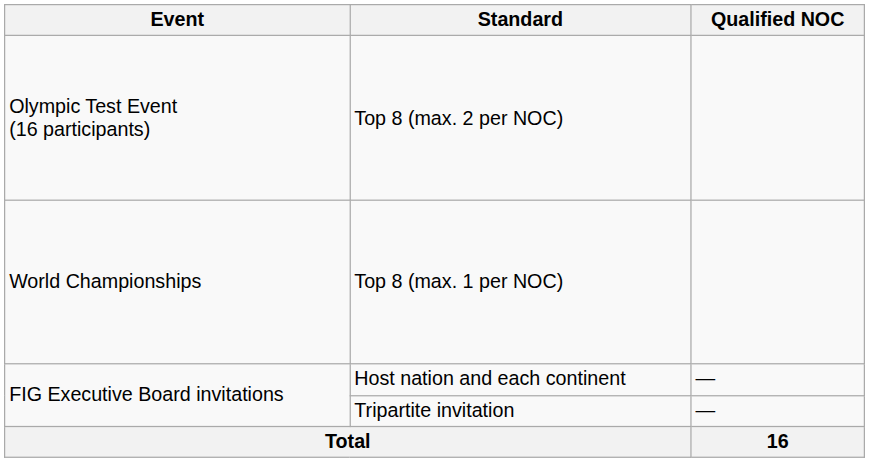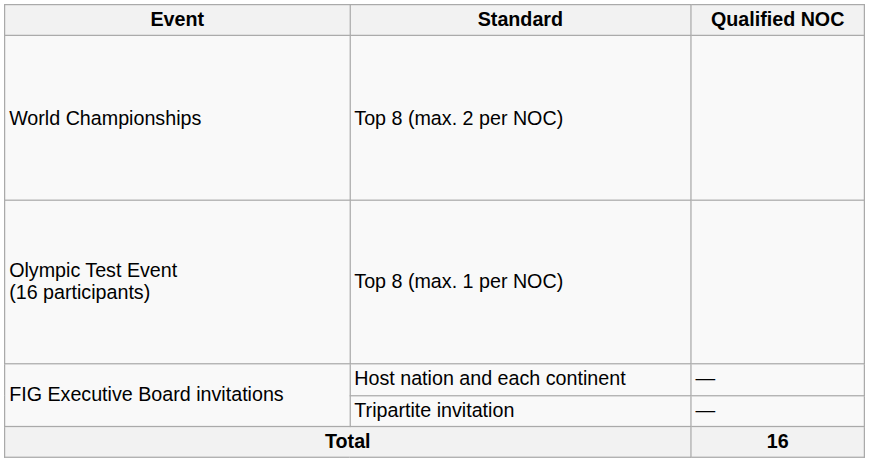(93, 117) Olympic Test Event (16 participants) -> (105, 117) World Championships
(105, 281) World Championships -> (93, 281) Olympic Test Event (16 participants)
